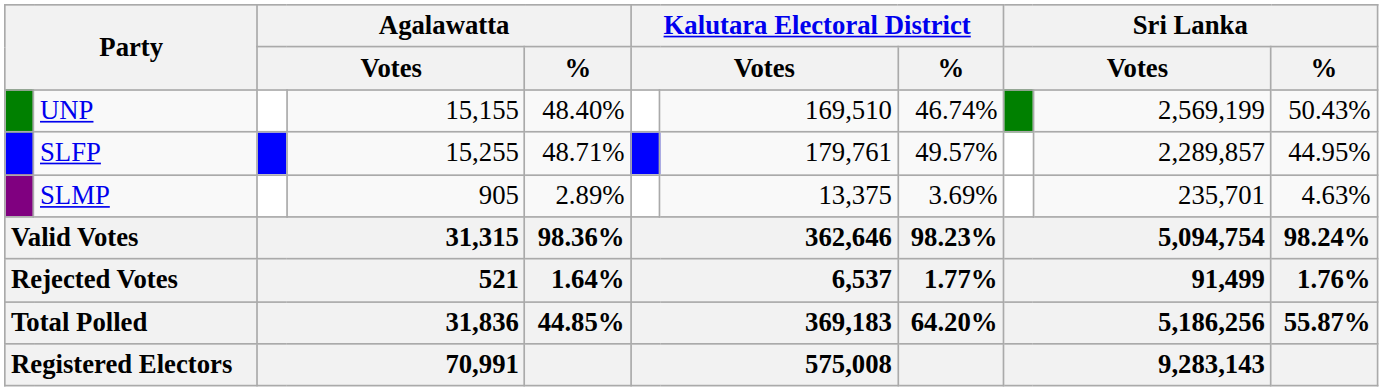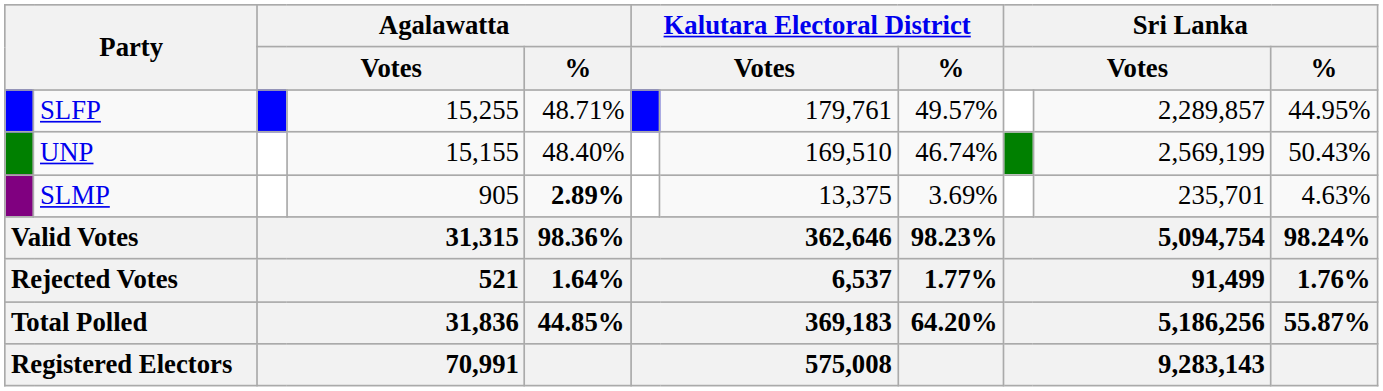rows swapped: (70, 152) <-> (67, 110)
(590, 195) normal -> (588, 195) bold
